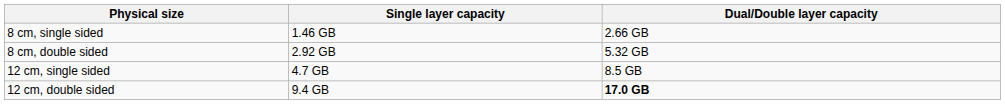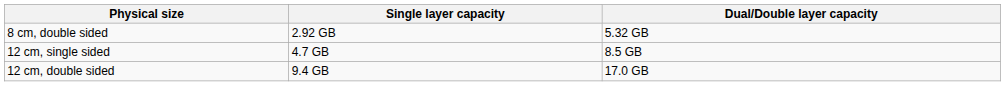- row: (55, 33)
(627, 90) bold -> (627, 71) normal
